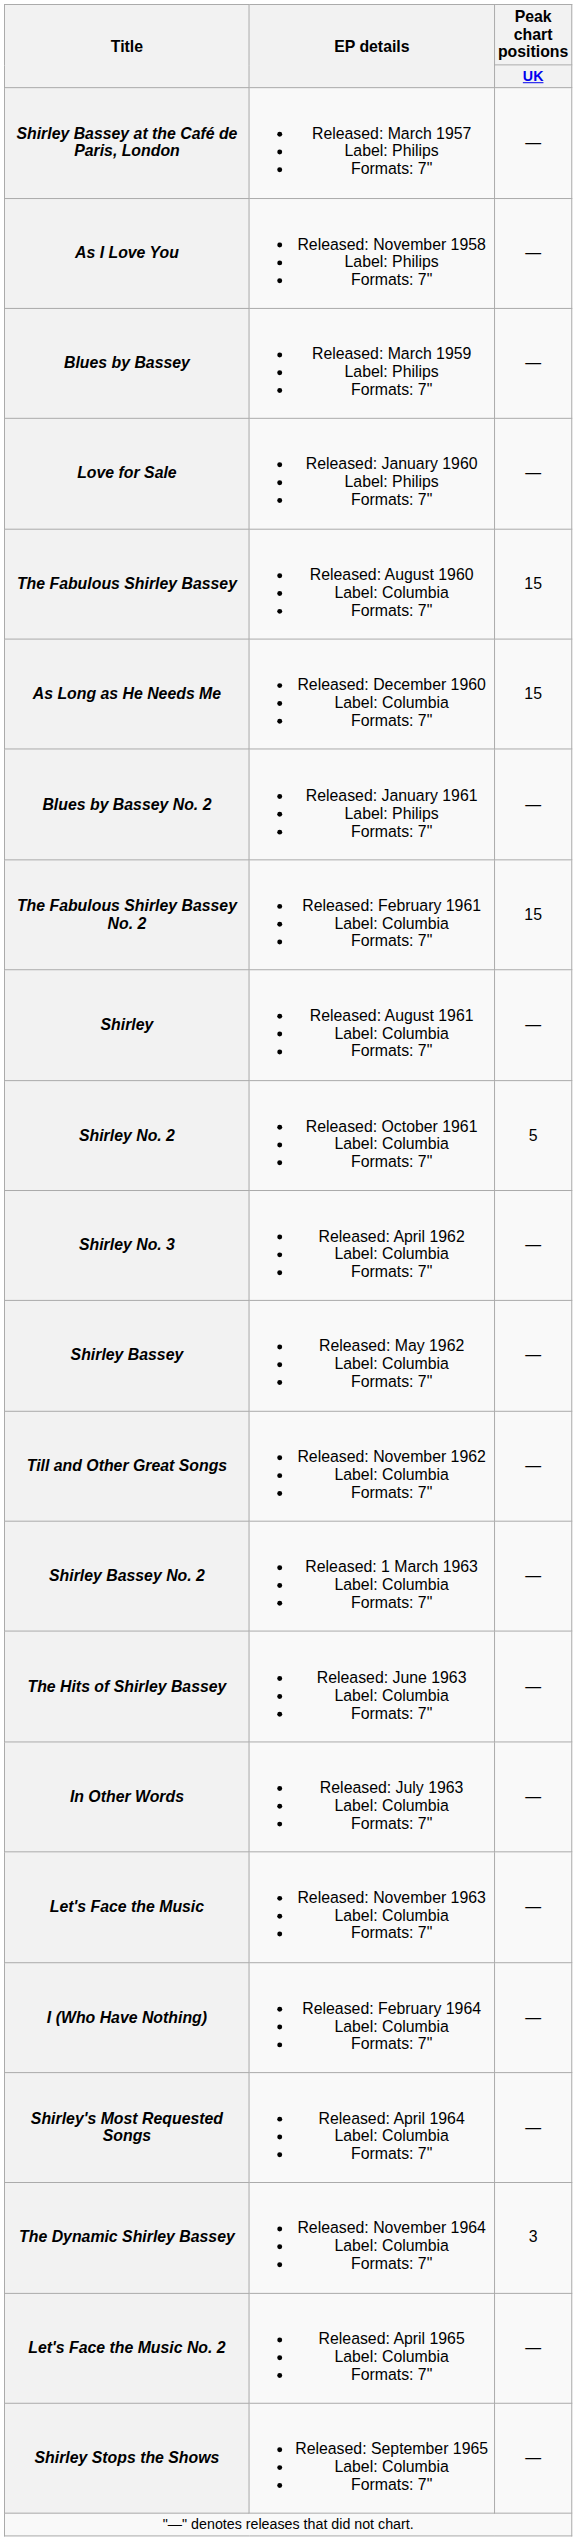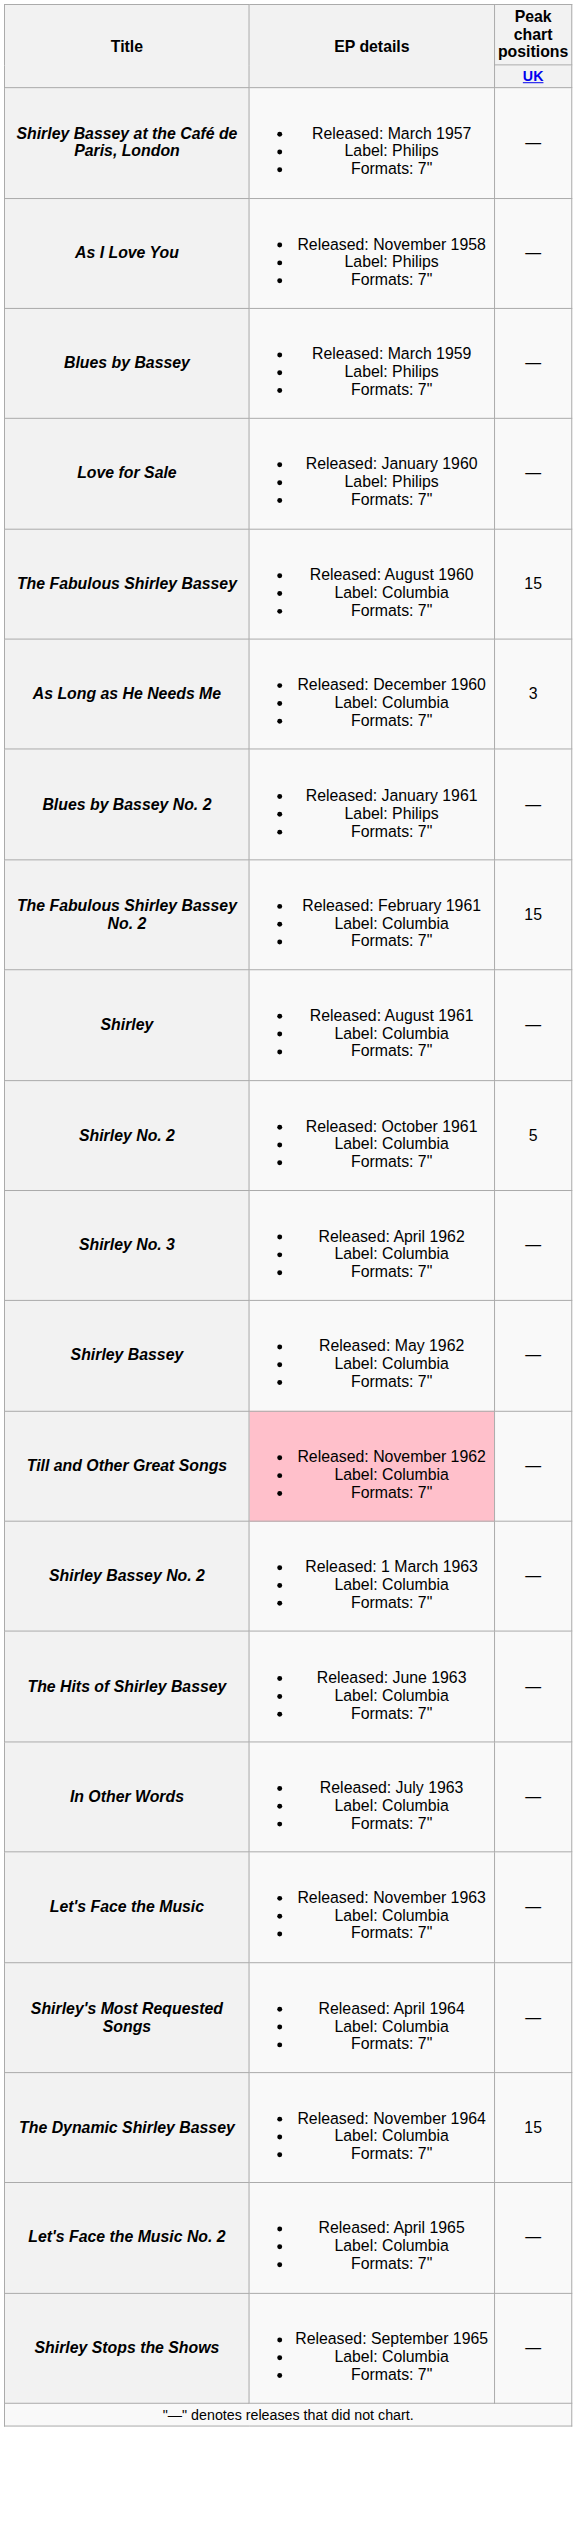(533, 694) 15 -> (533, 694) 3
(372, 1475) no background -> (372, 1475) pink background
- row: (127, 2017)
(533, 2237) 3 -> (533, 2127) 15
